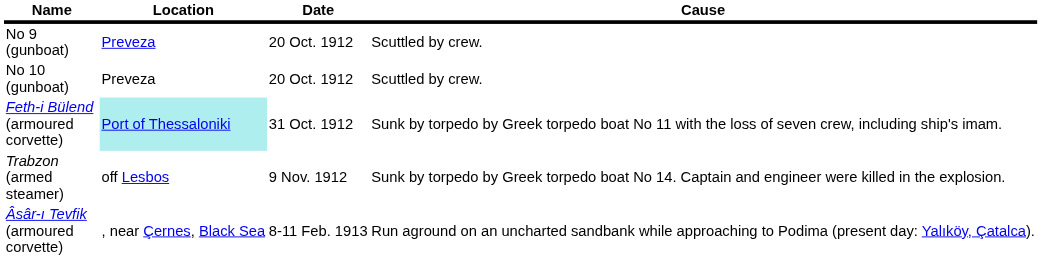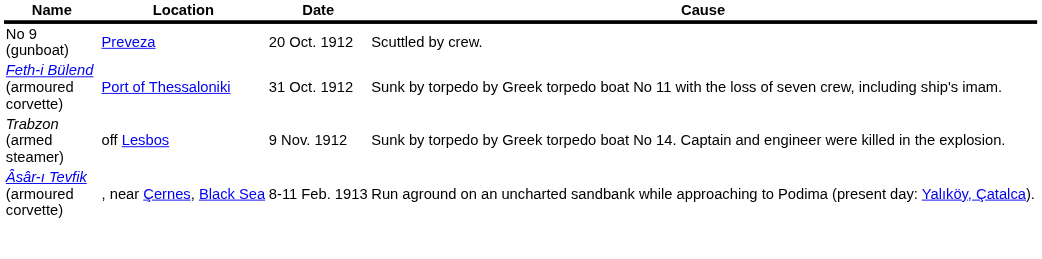- row: (37, 79)
(166, 124) paleturquoise background -> (166, 87) no background
